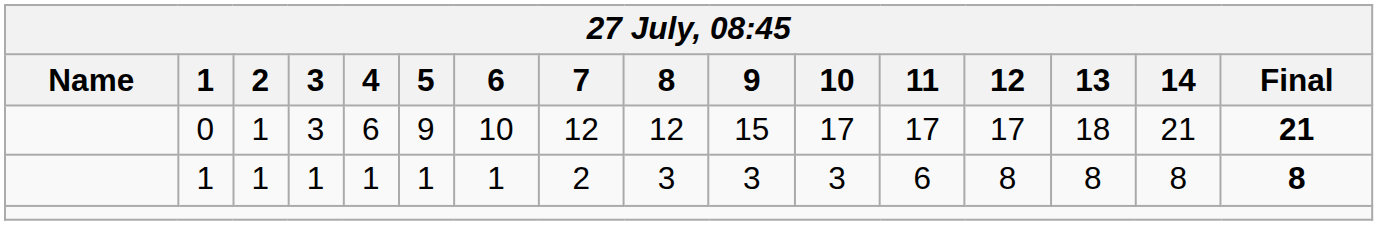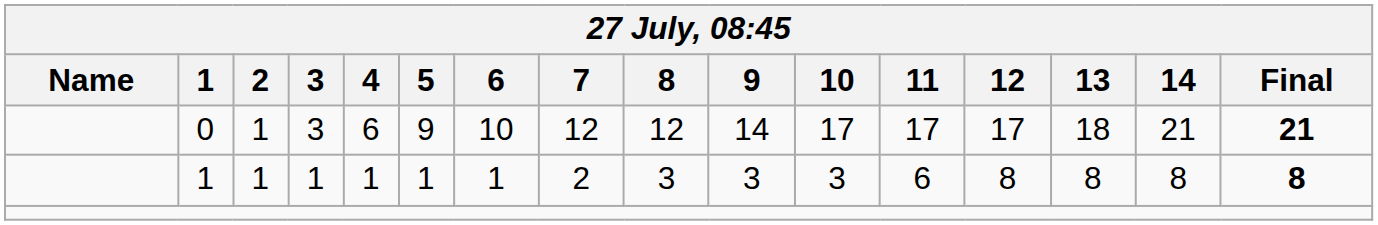(752, 129) 15 -> (752, 129) 14
